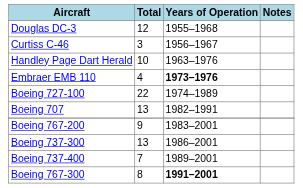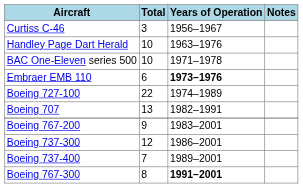- row: (44, 28)
+ row: (72, 61)
(140, 77) 4 -> (144, 77) 6
(143, 142) 13 -> (147, 142) 12
